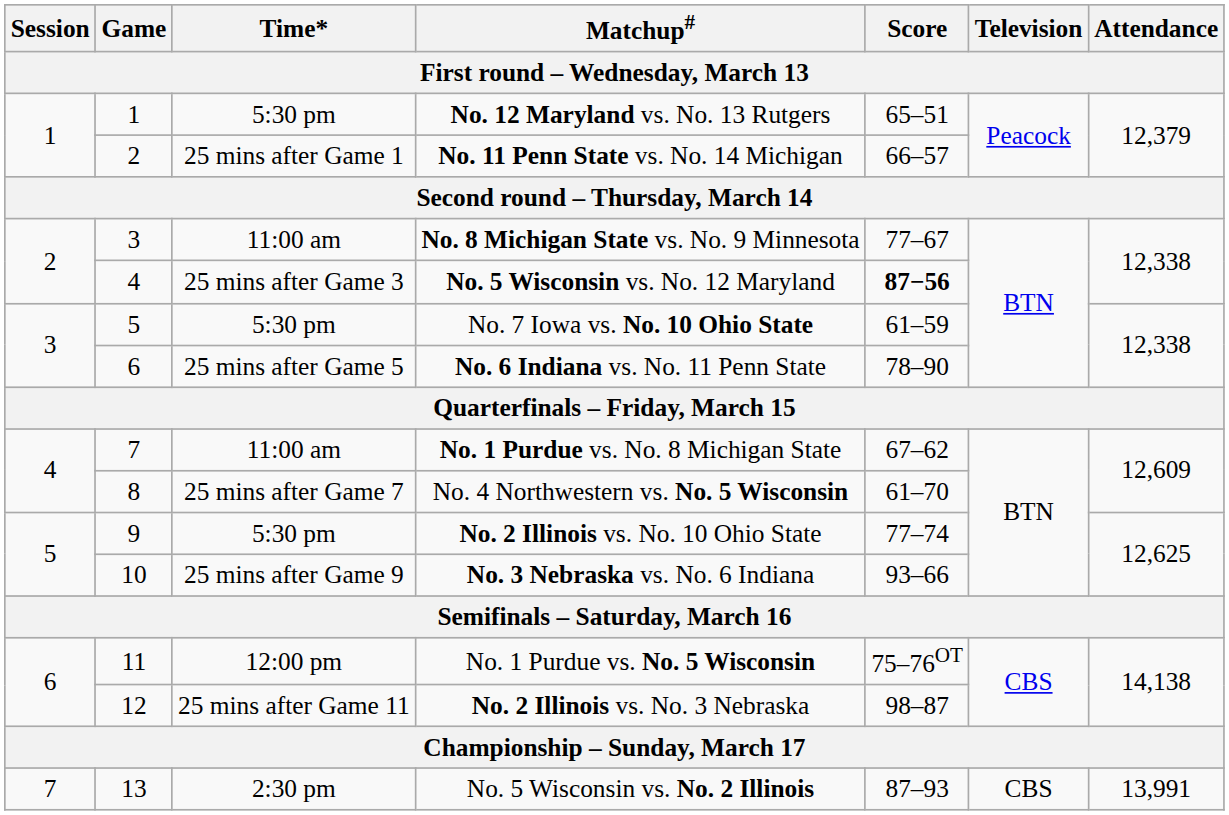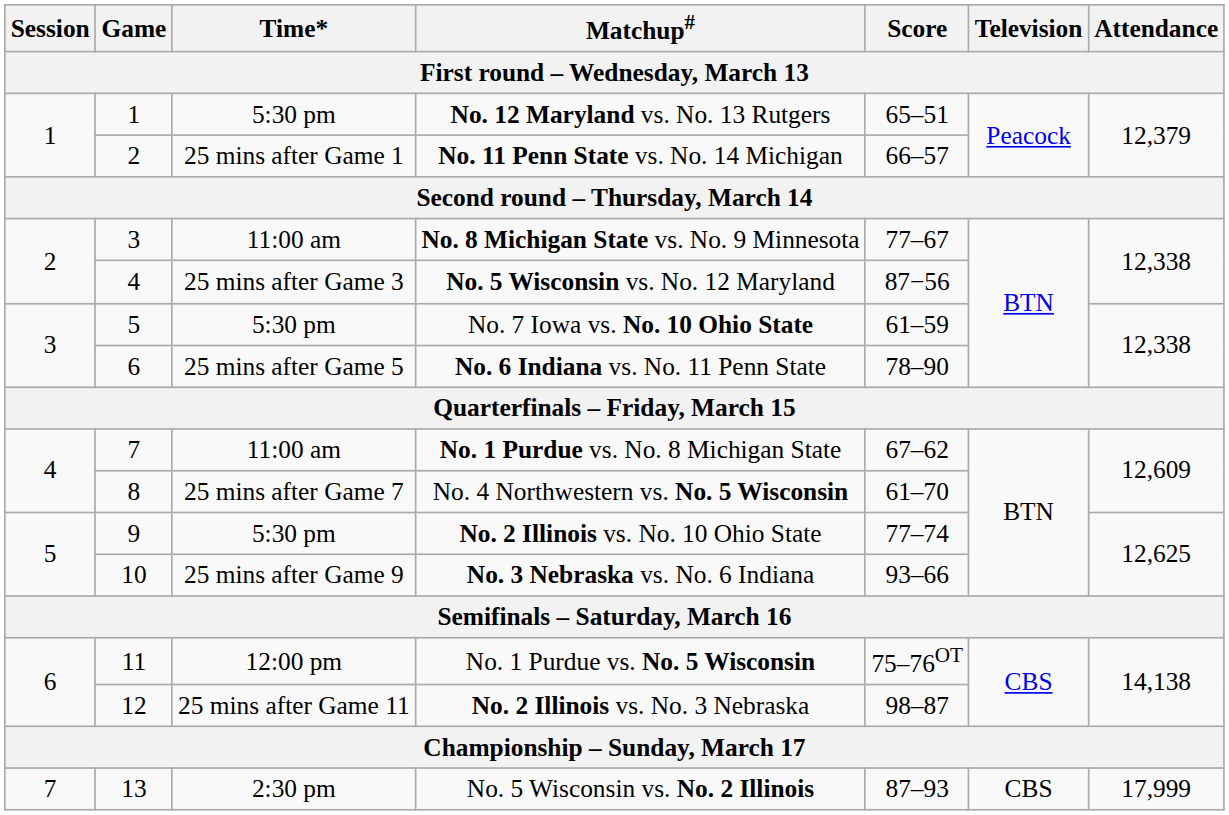(917, 281) bold -> (917, 281) normal
(1156, 789) 13,991 -> (1156, 789) 17,999
